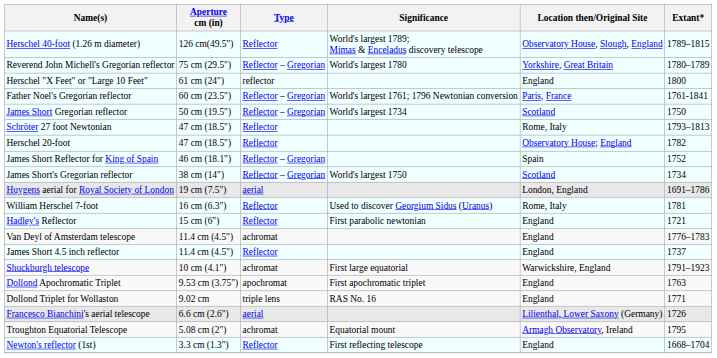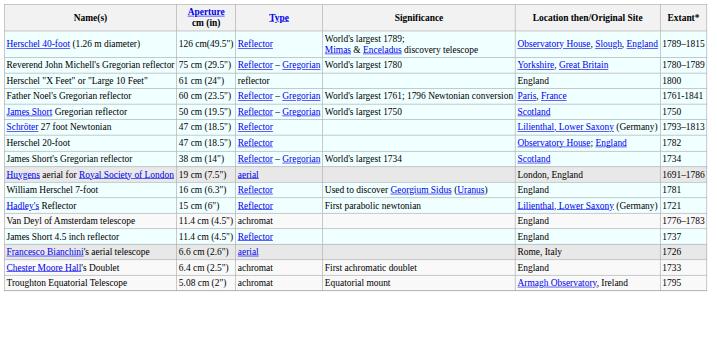(368, 112) World's largest 1734 -> (363, 112) World's largest 1750
(544, 128) Rome, Italy -> (588, 128) Lilienthal, Lower Saxony (Germany)
- row: (82, 159)
(368, 174) World's largest 1750 -> (363, 159) World's largest 1734
(544, 205) Rome, Italy -> (533, 190) England
(538, 221) England -> (588, 205) Lilienthal, Lower Saxony (Germany)
- row: (48, 267)
- row: (64, 283)
- row: (62, 298)
(592, 314) Lilienthal, Lower Saxony (Germany) -> (540, 252) Rome, Italy
+ row: (63, 267)
- row: (51, 345)
